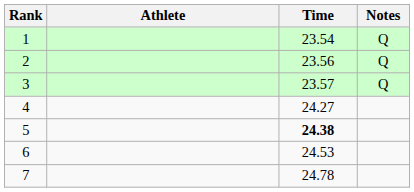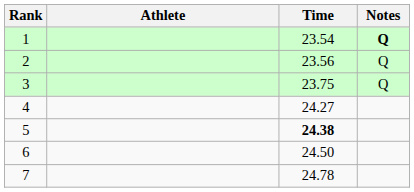(383, 38) normal -> (383, 38) bold
(318, 84) 23.57 -> (318, 84) 23.75
(318, 152) 24.53 -> (318, 152) 24.50
